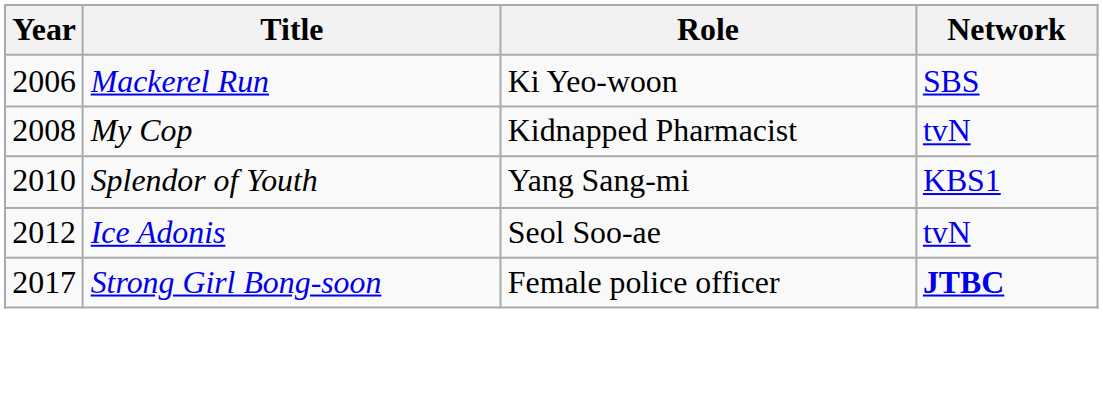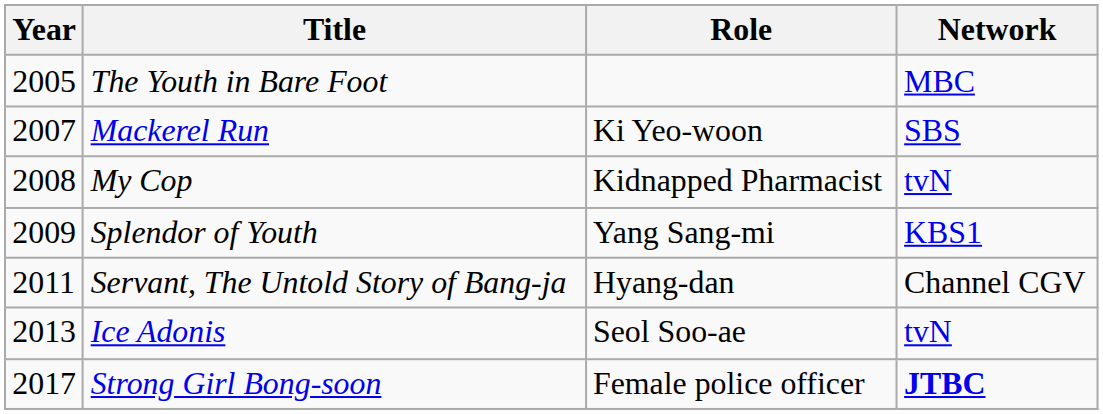+ row: (239, 80)
(44, 80) 2006 -> (44, 130) 2007
(44, 181) 2010 -> (44, 231) 2009
+ row: (329, 282)
(44, 231) 2012 -> (44, 332) 2013
